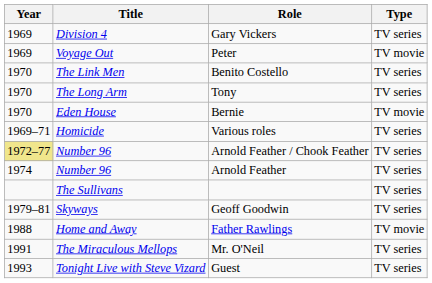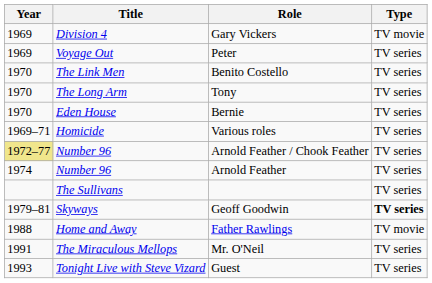(398, 33) TV series -> (399, 33) TV movie
(399, 53) TV movie -> (398, 53) TV series
(399, 111) TV movie -> (398, 111) TV series
(398, 209) normal -> (399, 209) bold
